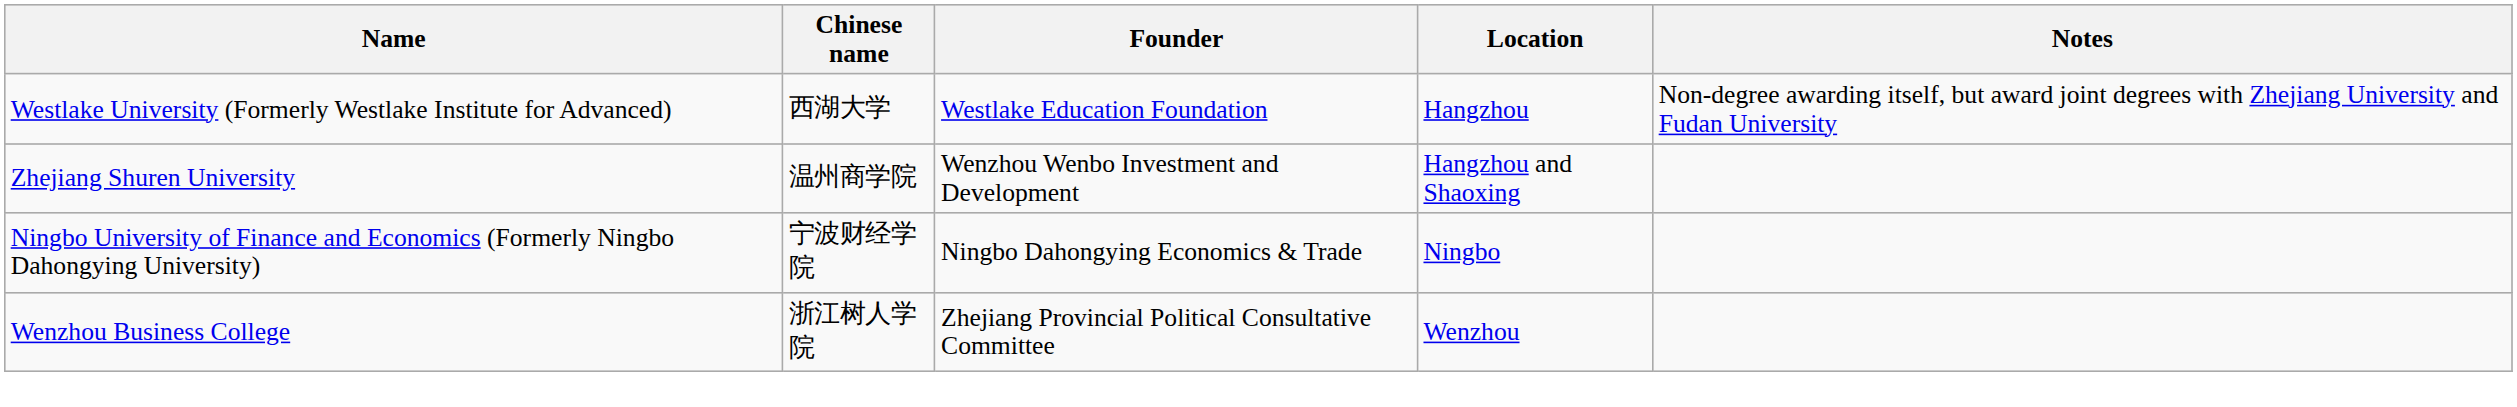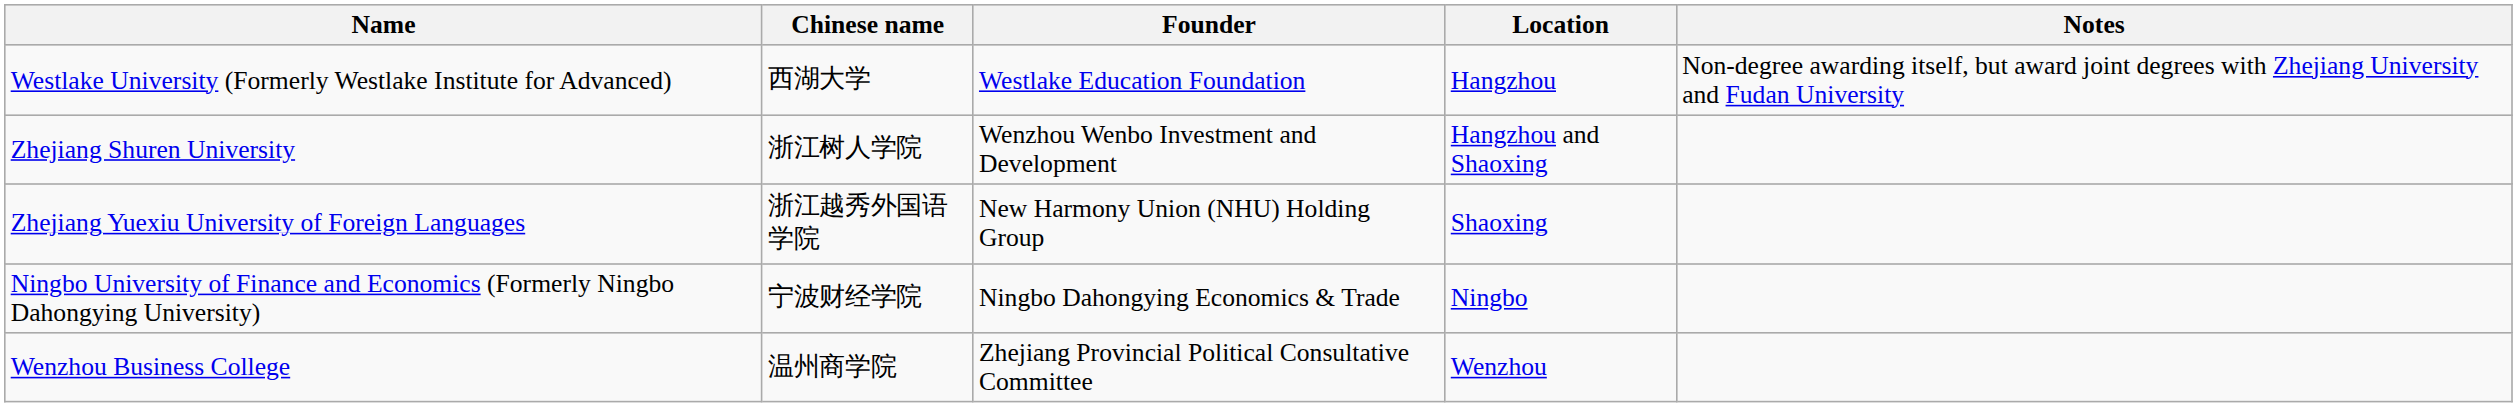(853, 177) 温州商学院 -> (845, 148) 浙江树人学院
+ row: (268, 223)
(853, 330) 浙江树人学院 -> (832, 366) 温州商学院
